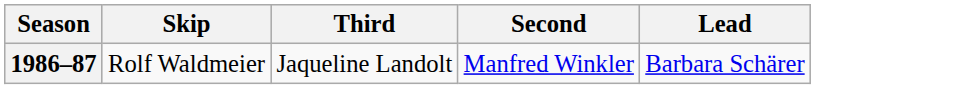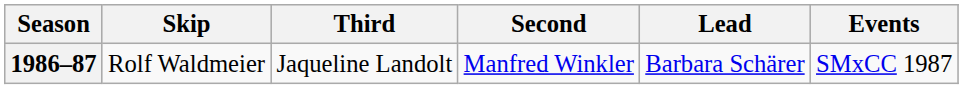+ column: (884, 24)
